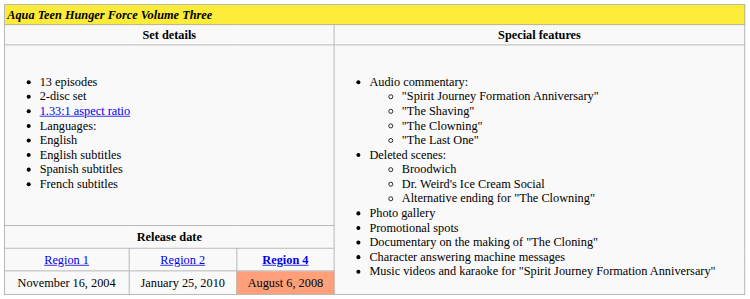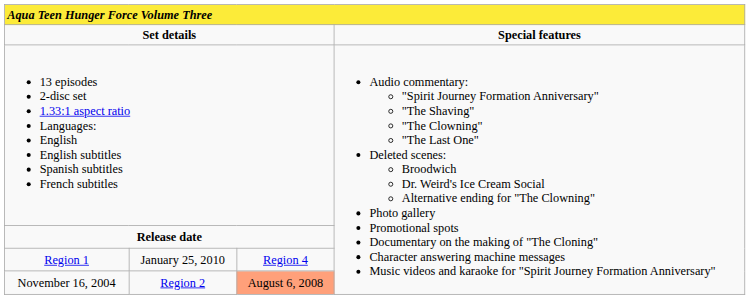(183, 260) Region 2 -> (183, 260) January 25, 2010
(285, 260) bold -> (285, 260) normal
(183, 282) January 25, 2010 -> (183, 282) Region 2
